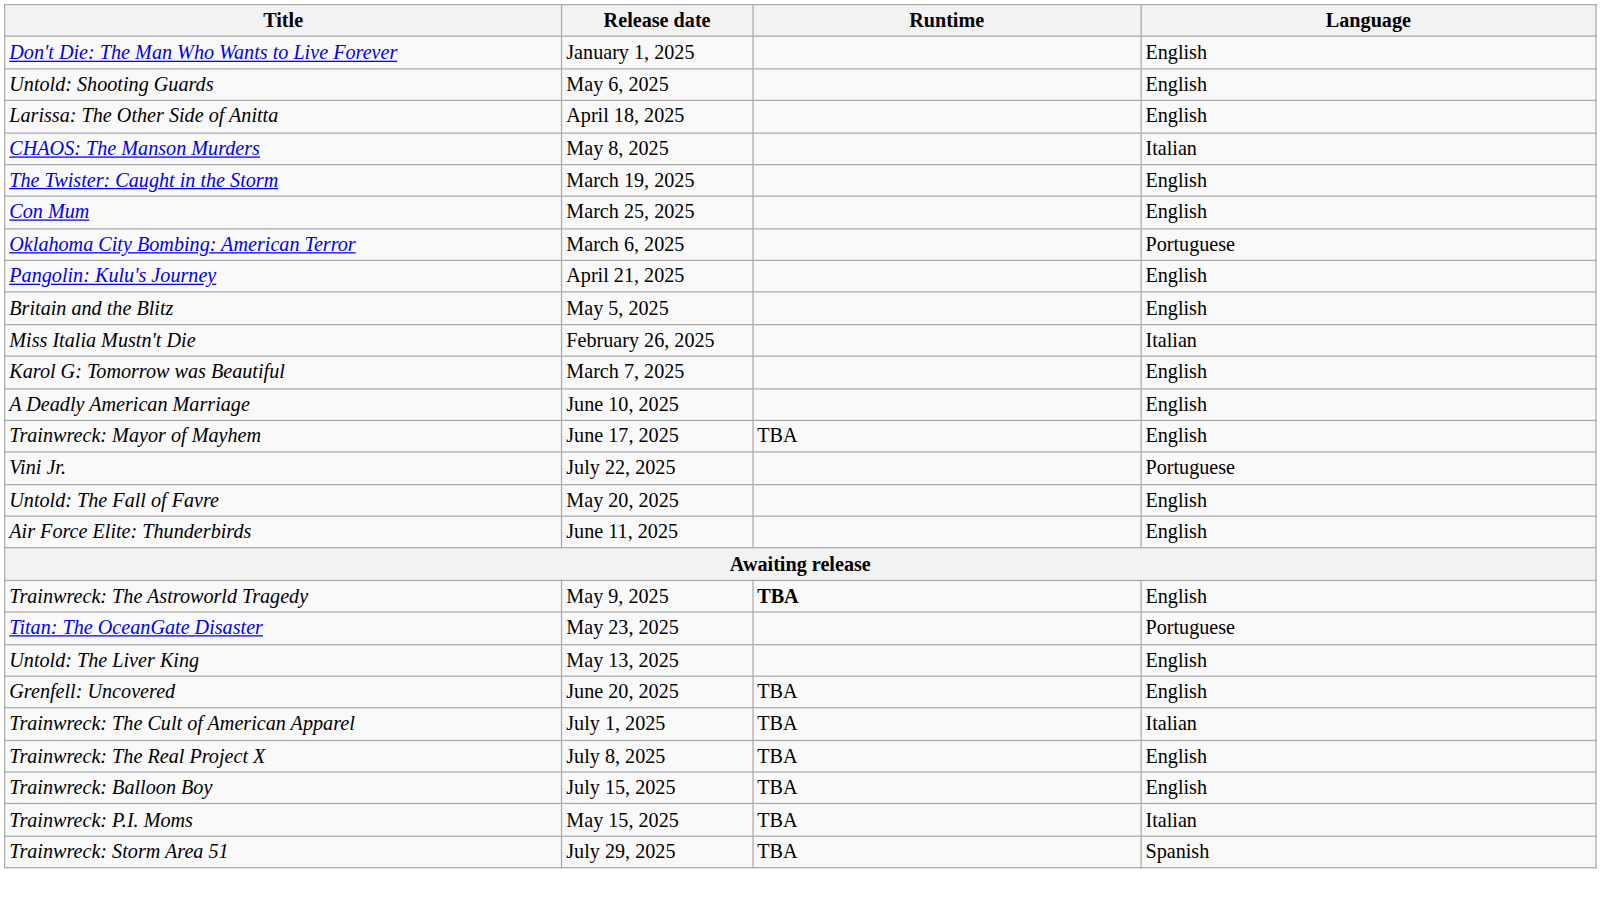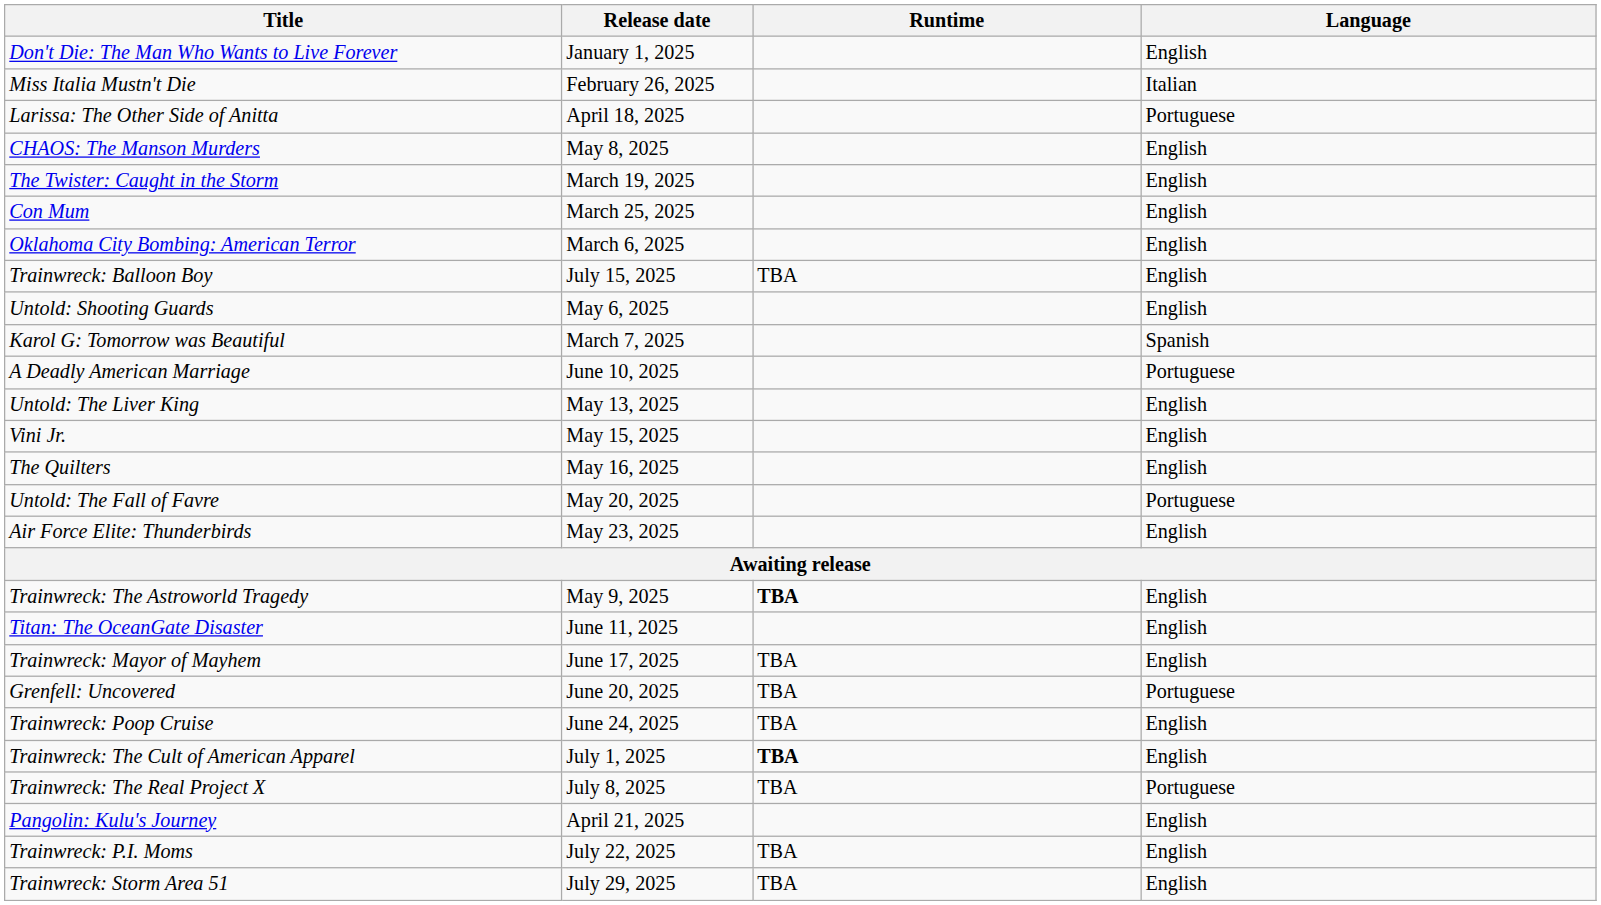rows swapped: (102, 340) <-> (111, 84)
(1176, 116) English -> (1190, 116) Portuguese
(1171, 148) Italian -> (1176, 148) English
(1190, 244) Portuguese -> (1176, 244) English
rows swapped: (113, 276) <-> (111, 787)
- row: (91, 308)
(1176, 372) English -> (1177, 340) Spanish
(1176, 404) English -> (1190, 372) Portuguese
rows swapped: (104, 659) <-> (135, 436)
(621, 468) July 22, 2025 -> (623, 436) May 15, 2025
(1190, 468) Portuguese -> (1176, 436) English
+ row: (60, 468)
(1176, 500) English -> (1190, 500) Portuguese
(622, 532) June 11, 2025 -> (623, 532) May 23, 2025
(623, 627) May 23, 2025 -> (622, 627) June 11, 2025
(1190, 627) Portuguese -> (1176, 627) English
(1176, 691) English -> (1190, 691) Portuguese
+ row: (111, 723)
(777, 723) normal -> (778, 755) bold
(1171, 723) Italian -> (1176, 755) English
(1176, 755) English -> (1190, 787) Portuguese
(623, 819) May 15, 2025 -> (621, 851) July 22, 2025
(1171, 819) Italian -> (1176, 851) English
(1177, 851) Spanish -> (1176, 883) English
